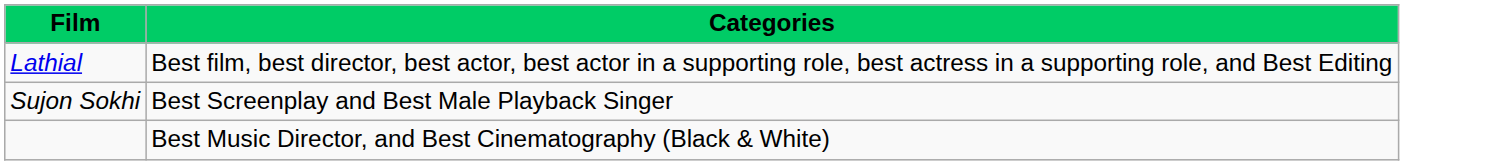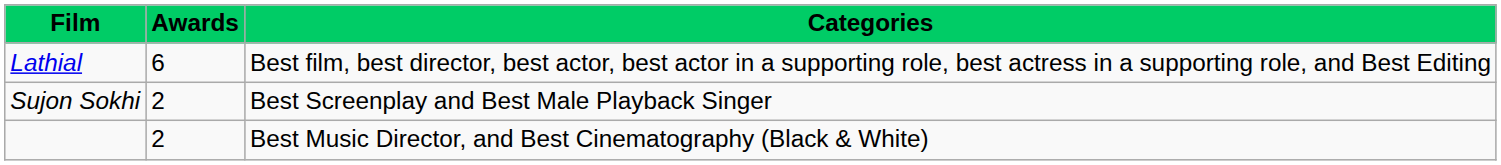+ column: (195, 23)
